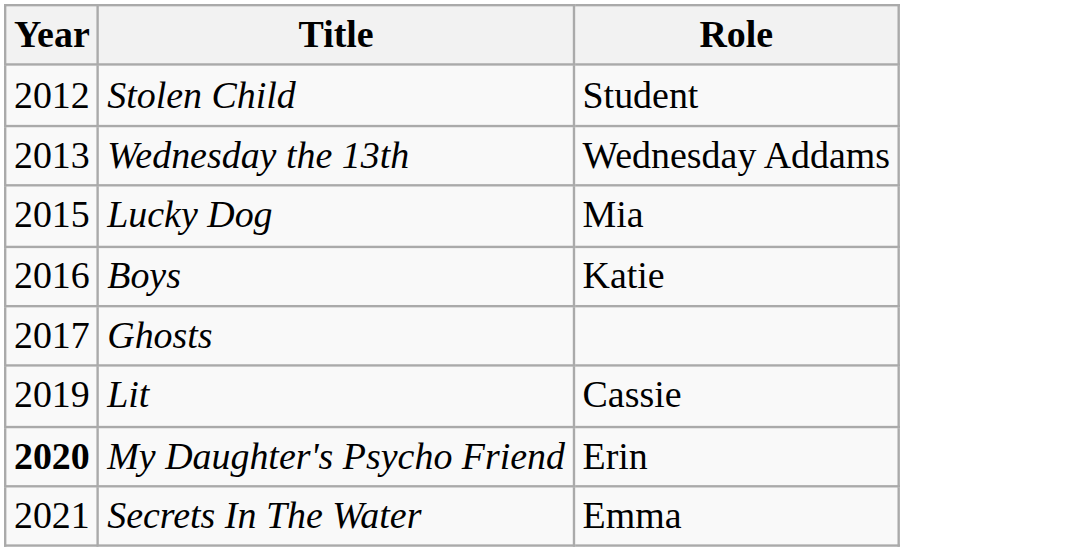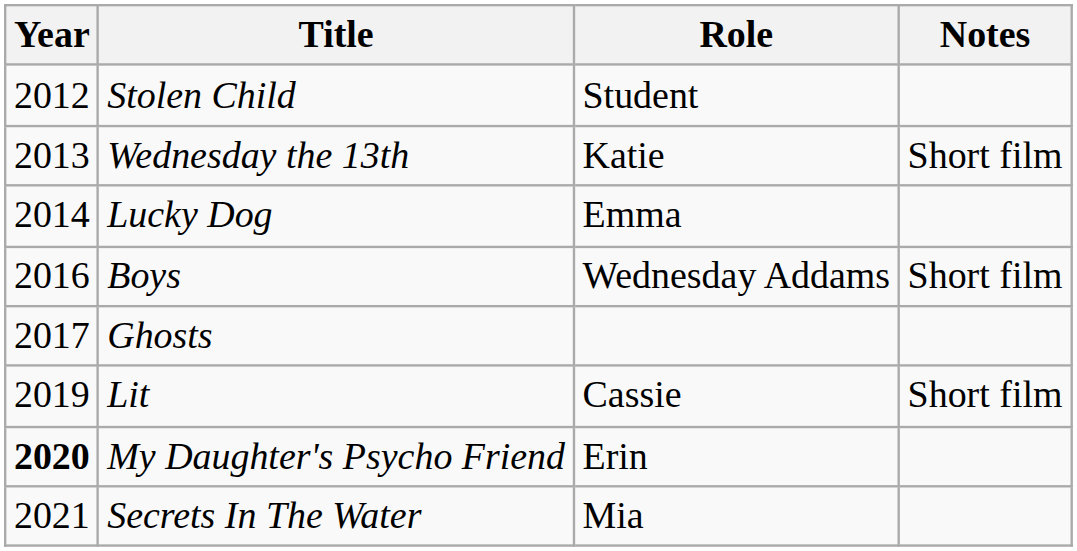+ column: (985, 34)
(736, 154) Wednesday Addams -> (624, 154) Katie
(52, 214) 2015 -> (52, 214) 2014
(613, 214) Mia -> (632, 214) Emma
(624, 275) Katie -> (736, 275) Wednesday Addams
(632, 515) Emma -> (613, 515) Mia
